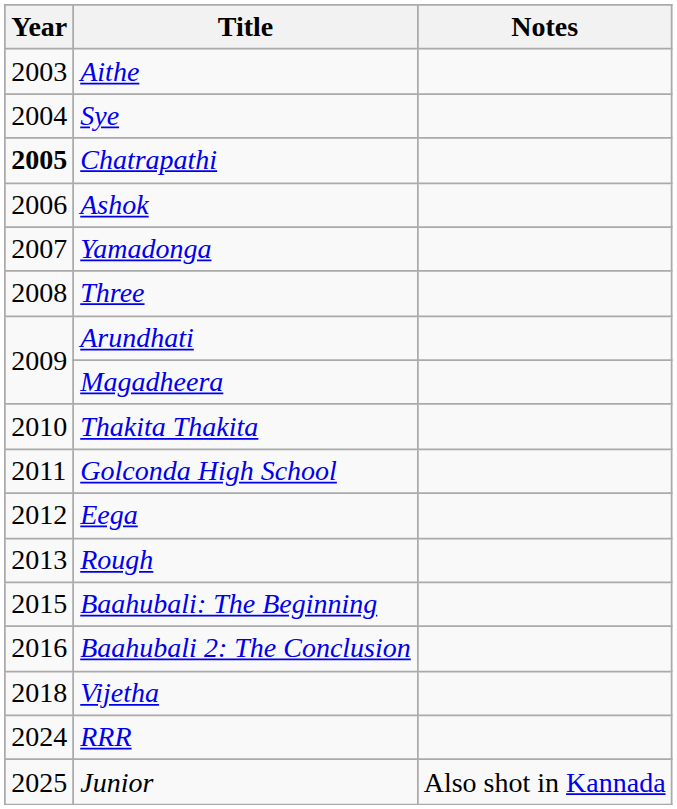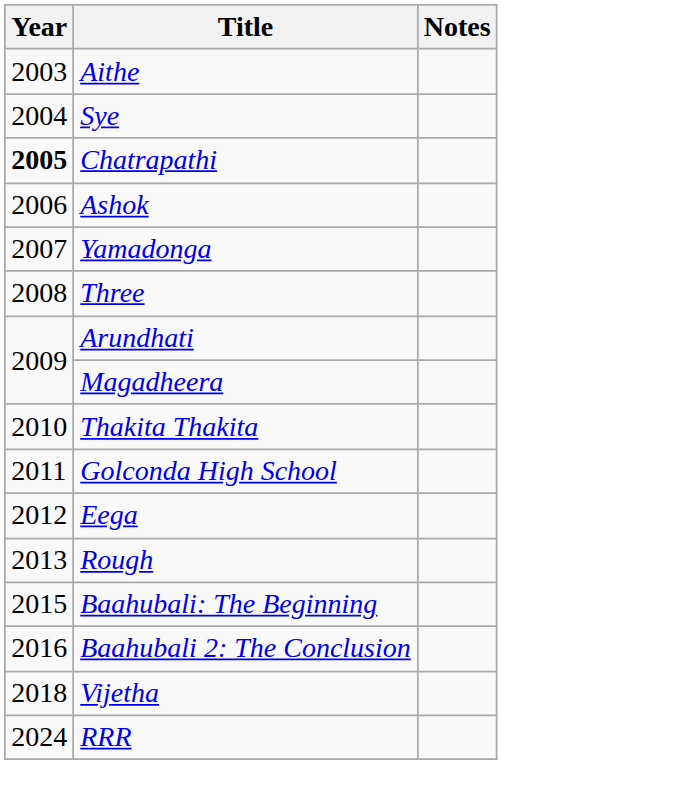- row: (117, 781)
